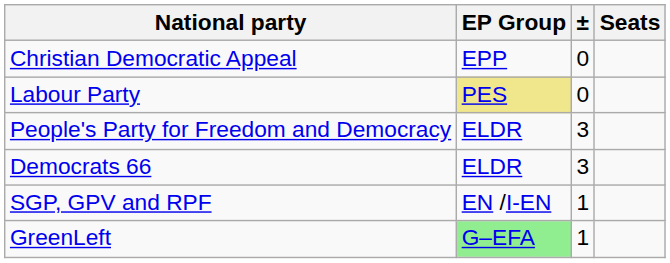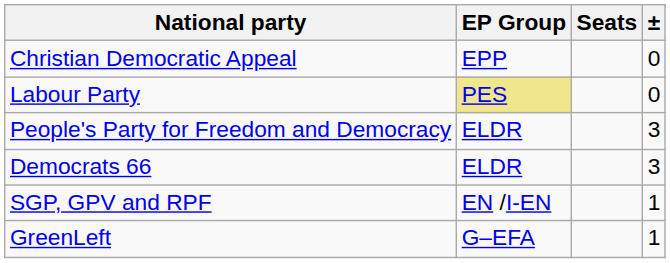columns swapped: (630, 22) <-> (583, 22)
(498, 238) lightgreen background -> (498, 238) no background
